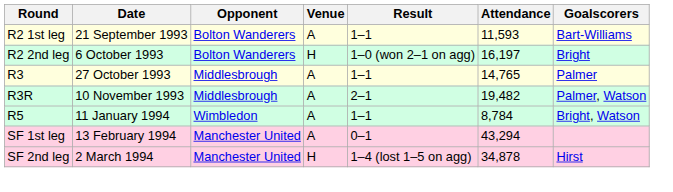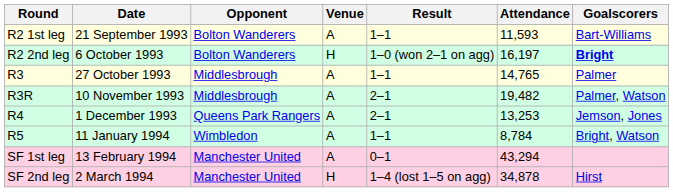(573, 55) normal -> (595, 55) bold
+ row: (16, 116)
